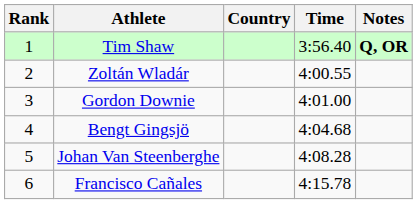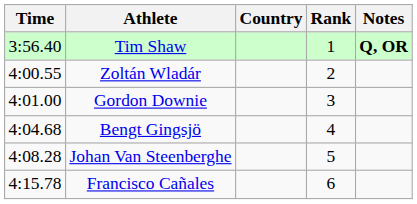columns swapped: (29, 18) <-> (325, 18)
